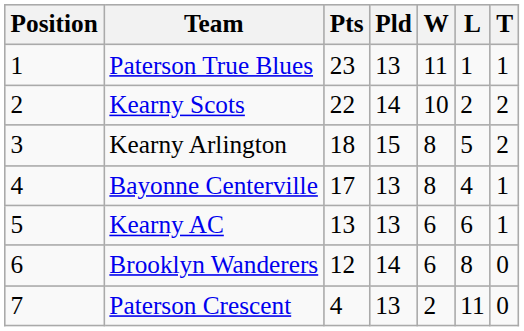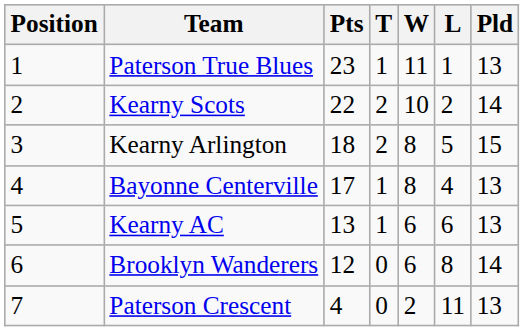columns swapped: (393, 24) <-> (505, 24)
